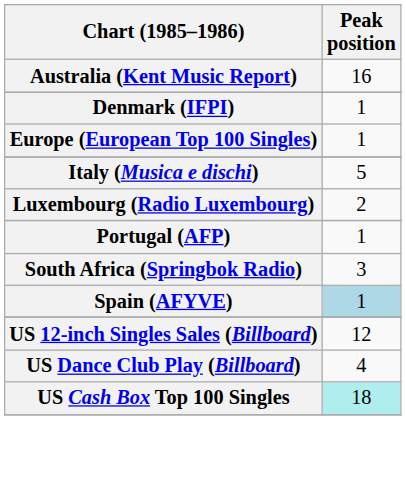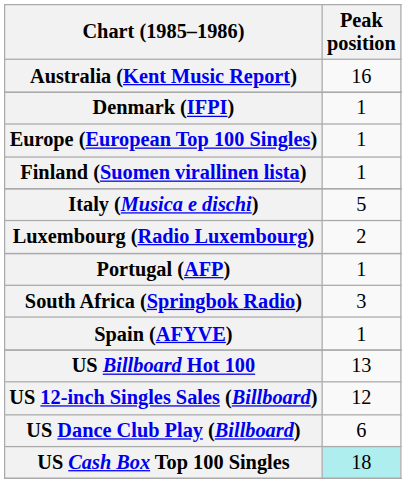+ row: (163, 172)
(361, 301) lightblue background -> (361, 333) no background
+ row: (163, 365)
(361, 365) 4 -> (361, 430) 6
